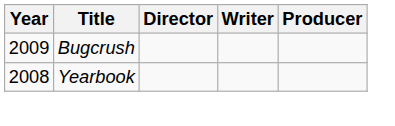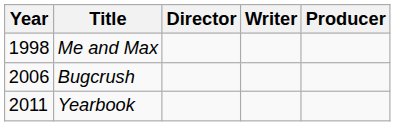+ row: (108, 47)
(29, 47) 2009 -> (29, 76) 2006
(29, 76) 2008 -> (28, 105) 2011
